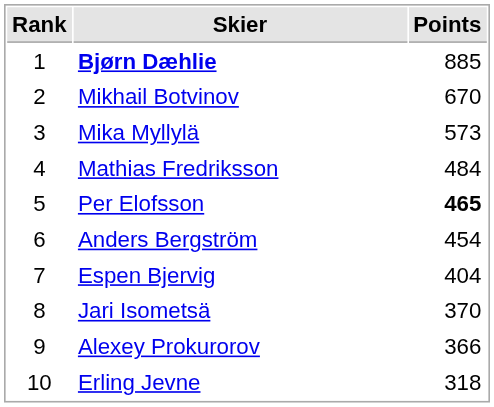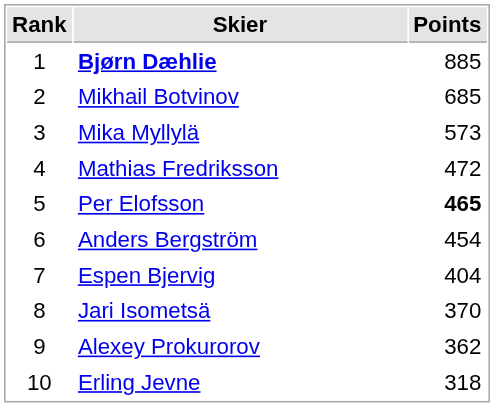(463, 97) 670 -> (463, 97) 685
(463, 168) 484 -> (463, 168) 472
(463, 347) 366 -> (463, 347) 362
